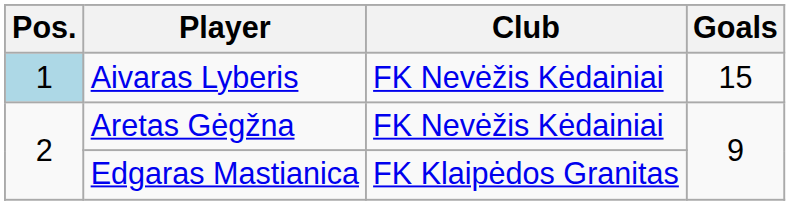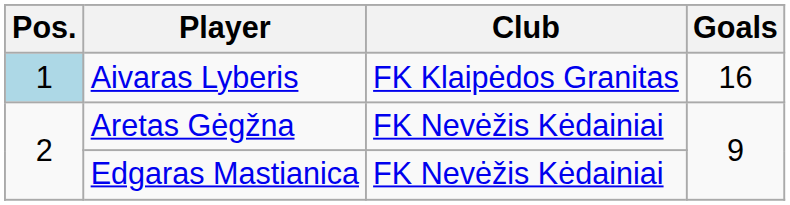(518, 77) FK Nevėžis Kėdainiai -> (526, 77) FK Klaipėdos Granitas
(735, 77) 15 -> (735, 77) 16
(526, 174) FK Klaipėdos Granitas -> (518, 174) FK Nevėžis Kėdainiai
